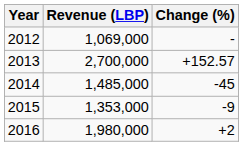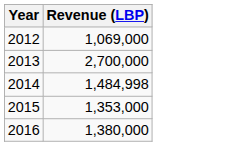- column: (195, 15)
(117, 84) 1,485,000 -> (117, 84) 1,484,998
(117, 130) 1,980,000 -> (117, 130) 1,380,000
